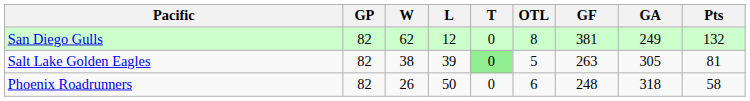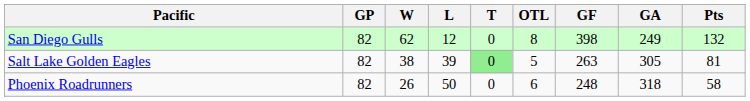(587, 38) 381 -> (587, 38) 398
